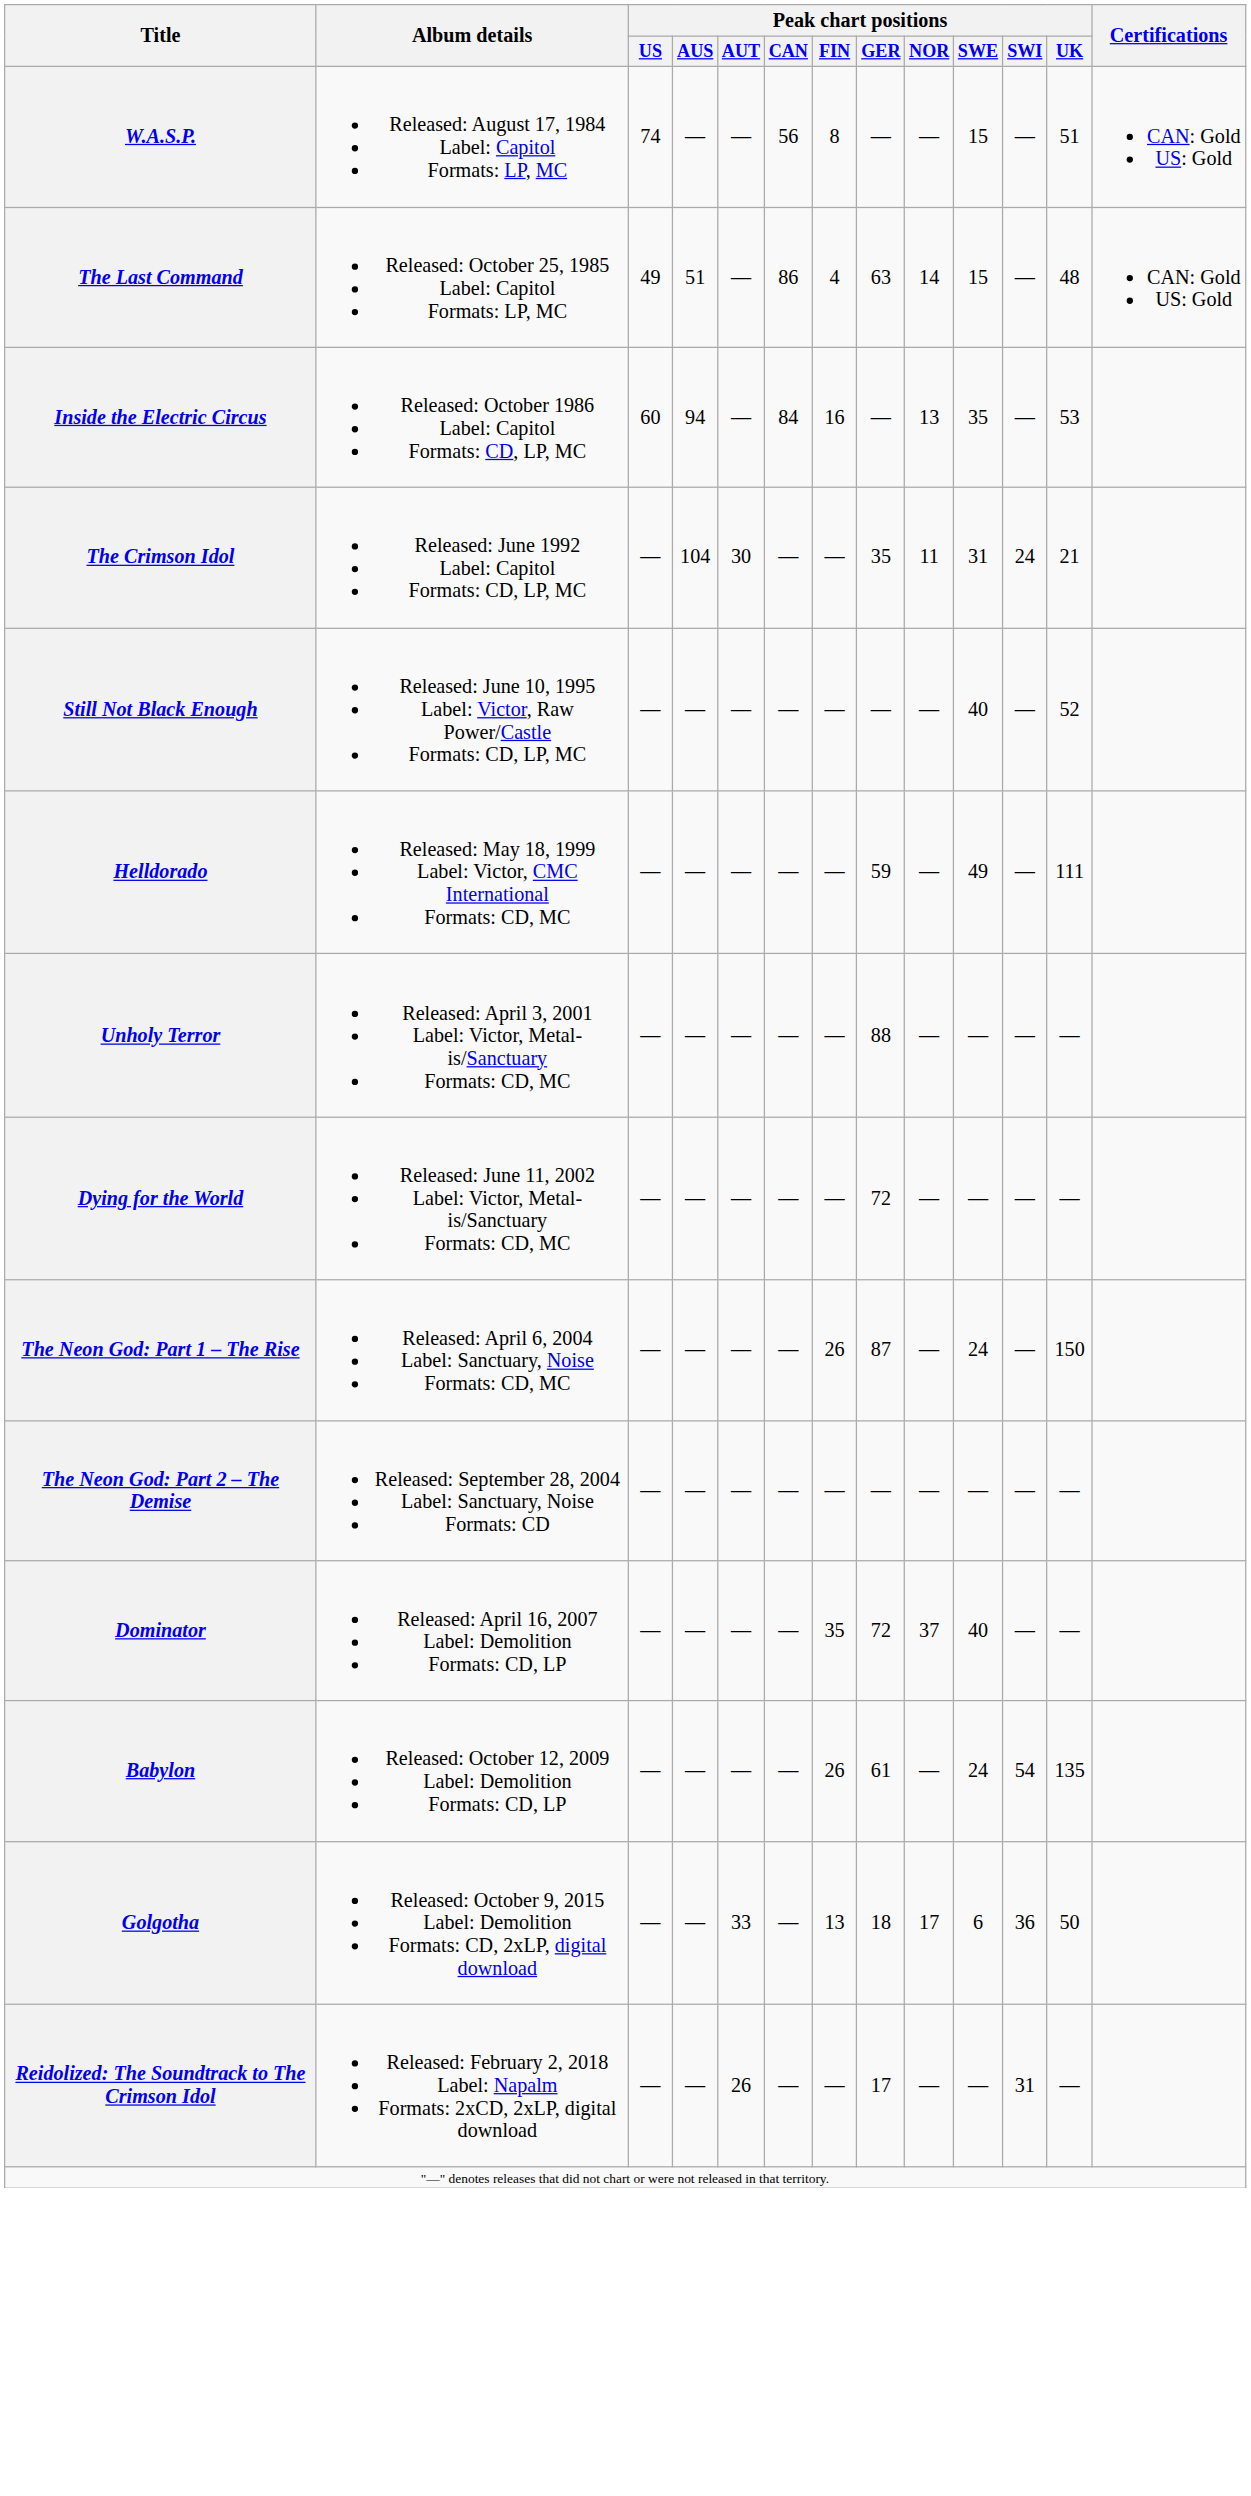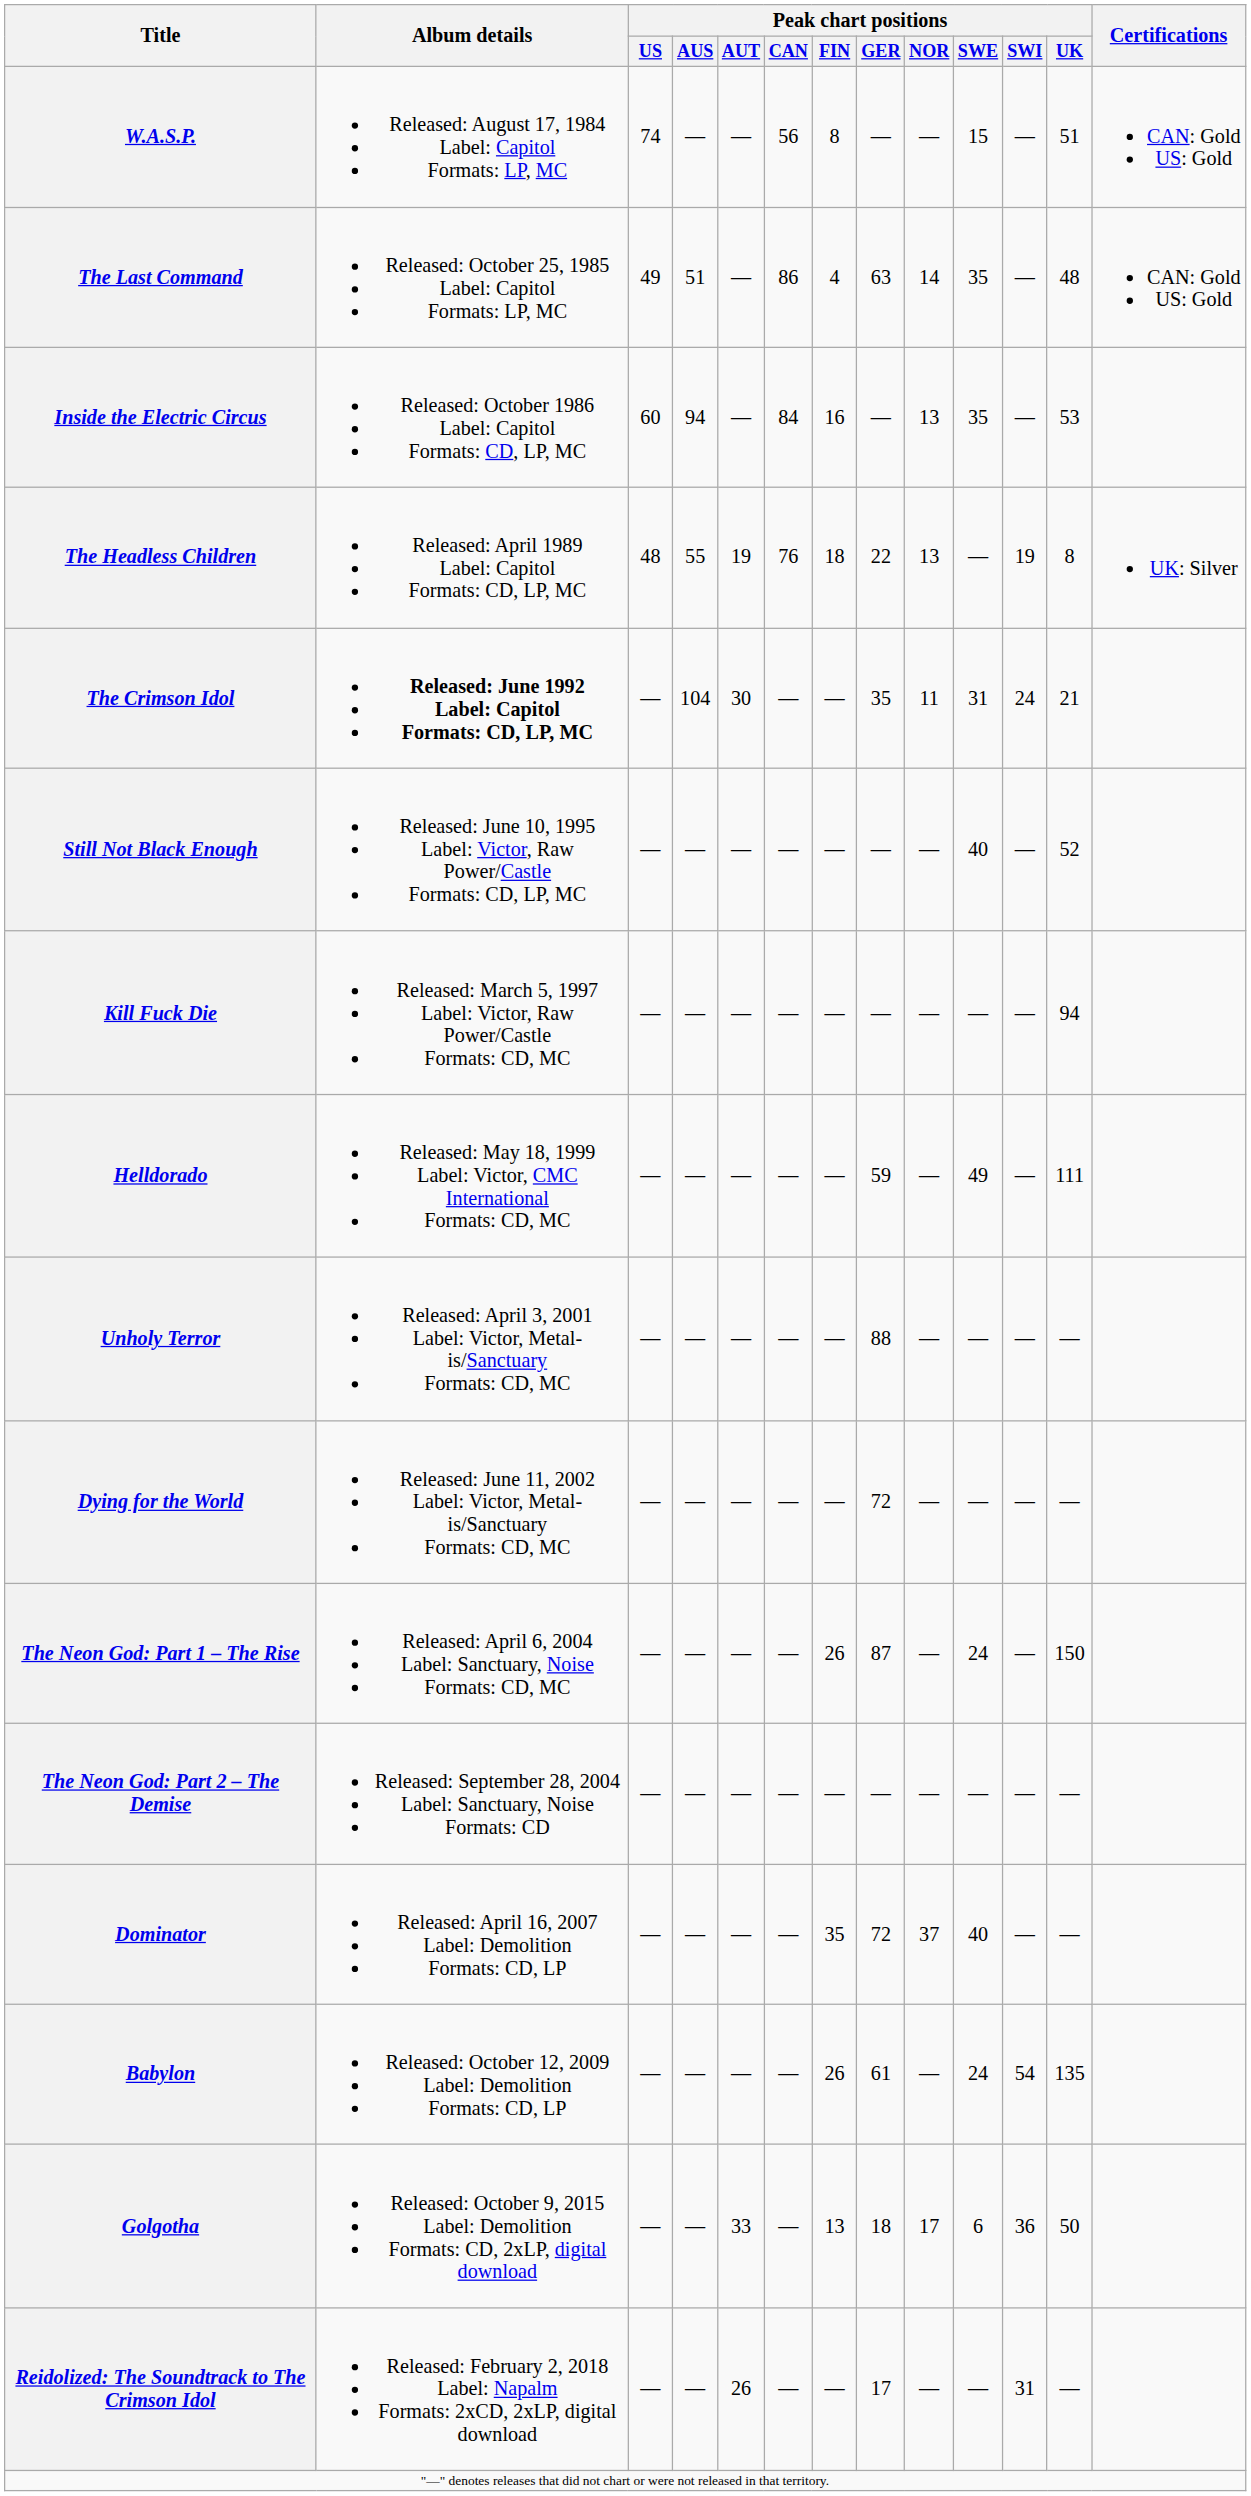(978, 276) 15 -> (978, 276) 35
+ row: (160, 557)
(472, 569) normal -> (472, 709) bold
+ row: (160, 1012)
